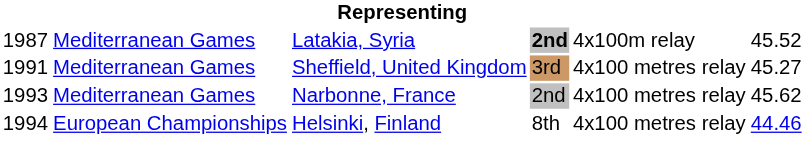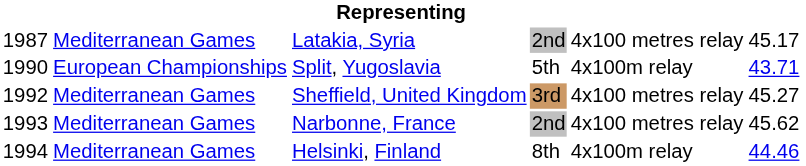(550, 40) bold -> (549, 40) normal
(634, 40) 4x100m relay -> (657, 40) 4x100 metres relay
(776, 40) 45.52 -> (774, 40) 45.17
+ row: (366, 67)
(25, 67) 1991 -> (25, 95) 1992
(170, 123) European Championships -> (154, 151) Mediterranean Games
(659, 123) 4x100 metres relay -> (632, 151) 4x100m relay
